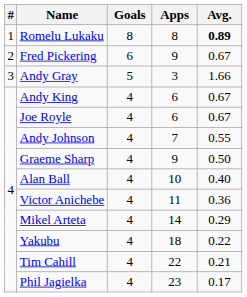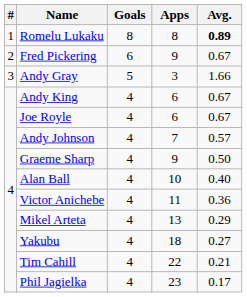(219, 138) 0.55 -> (219, 138) 0.57
(175, 220) 14 -> (175, 220) 13
(219, 240) 0.22 -> (219, 240) 0.27
